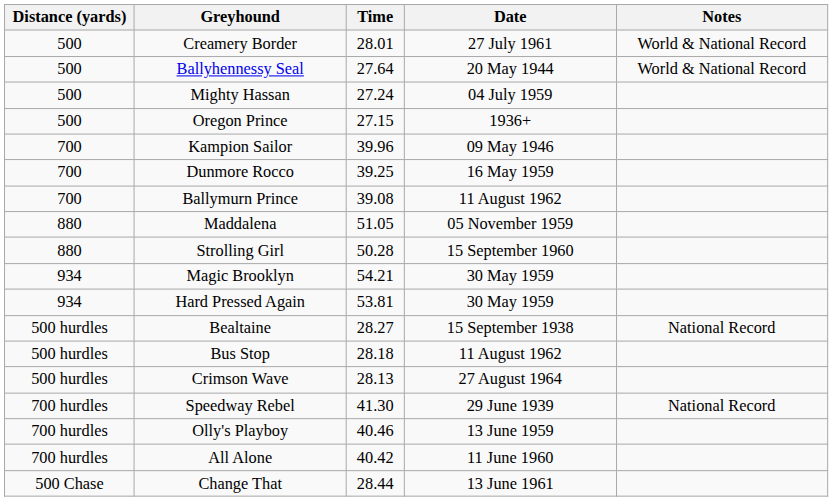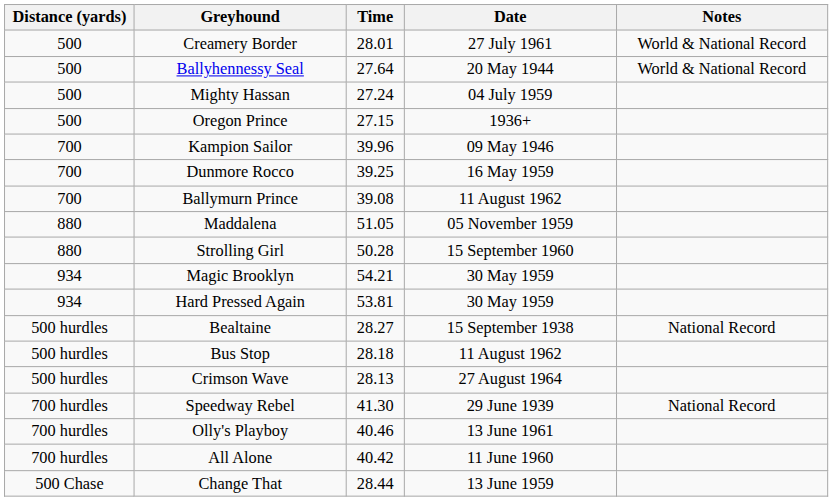(510, 431) 13 June 1959 -> (510, 431) 13 June 1961
(510, 483) 13 June 1961 -> (510, 483) 13 June 1959
